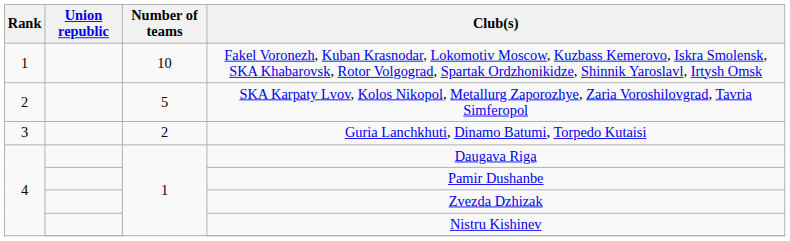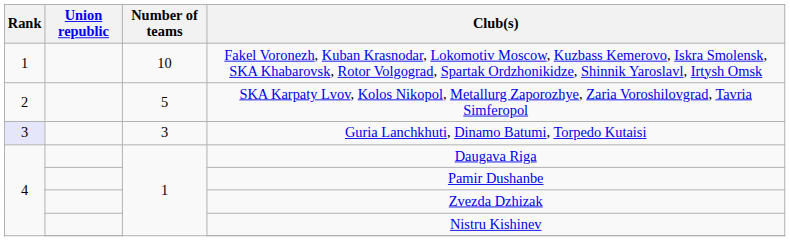(25, 133) no background -> (25, 133) lavender background
(164, 133) 2 -> (164, 133) 3
